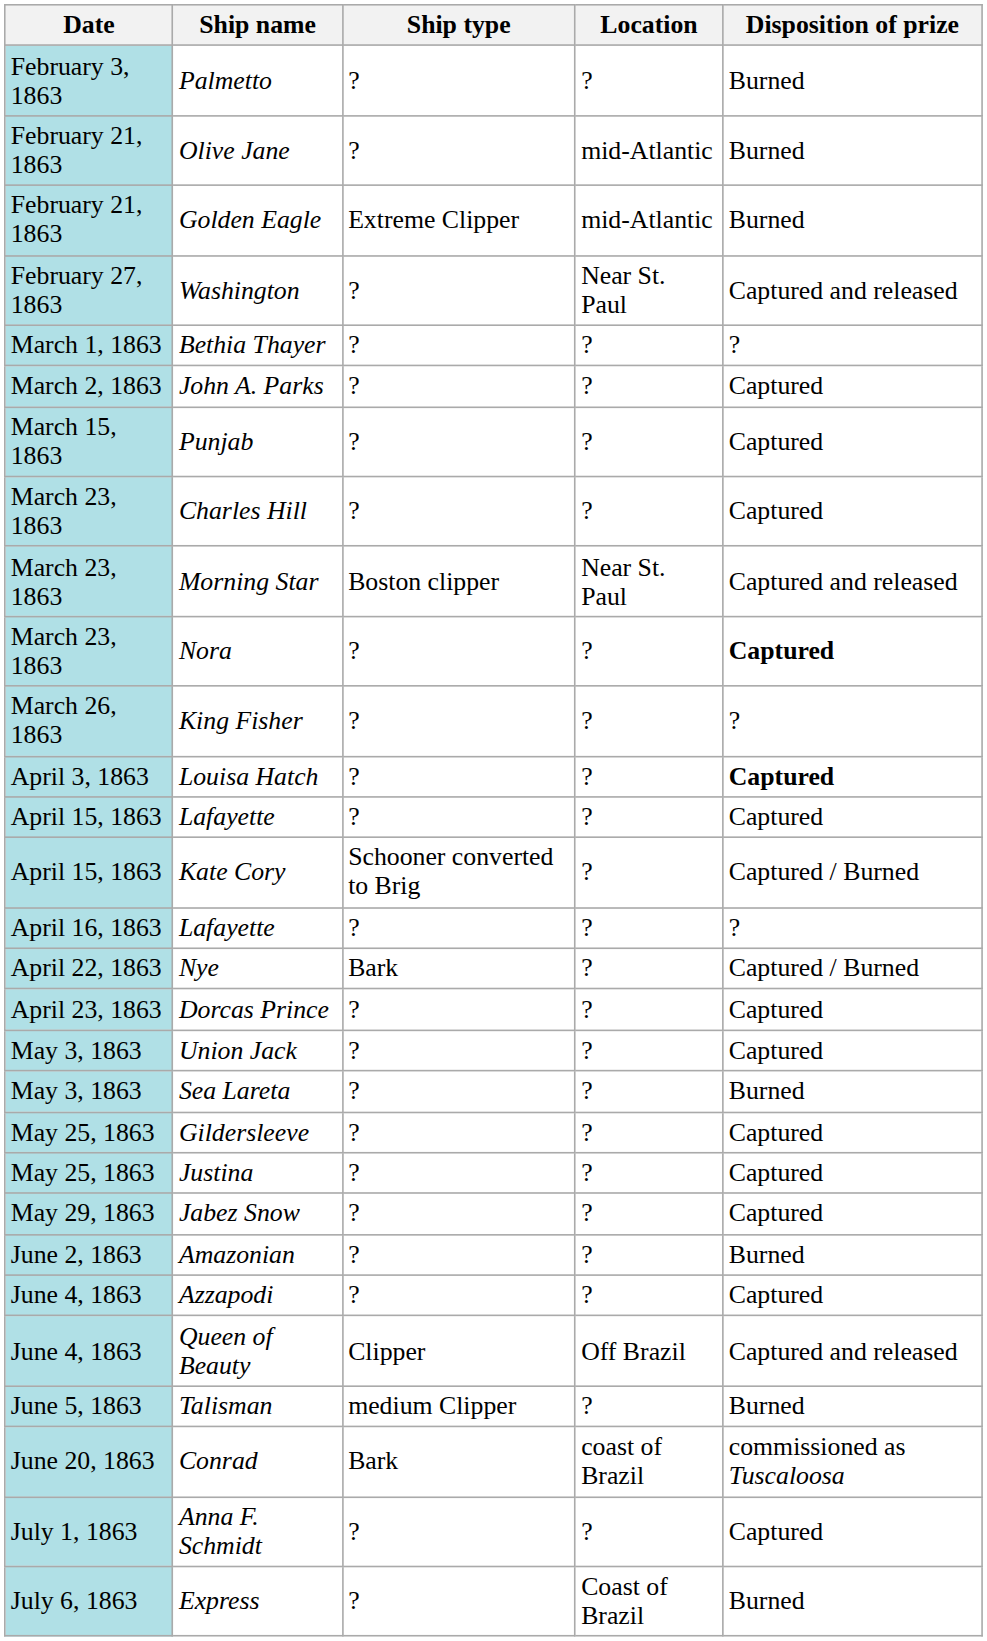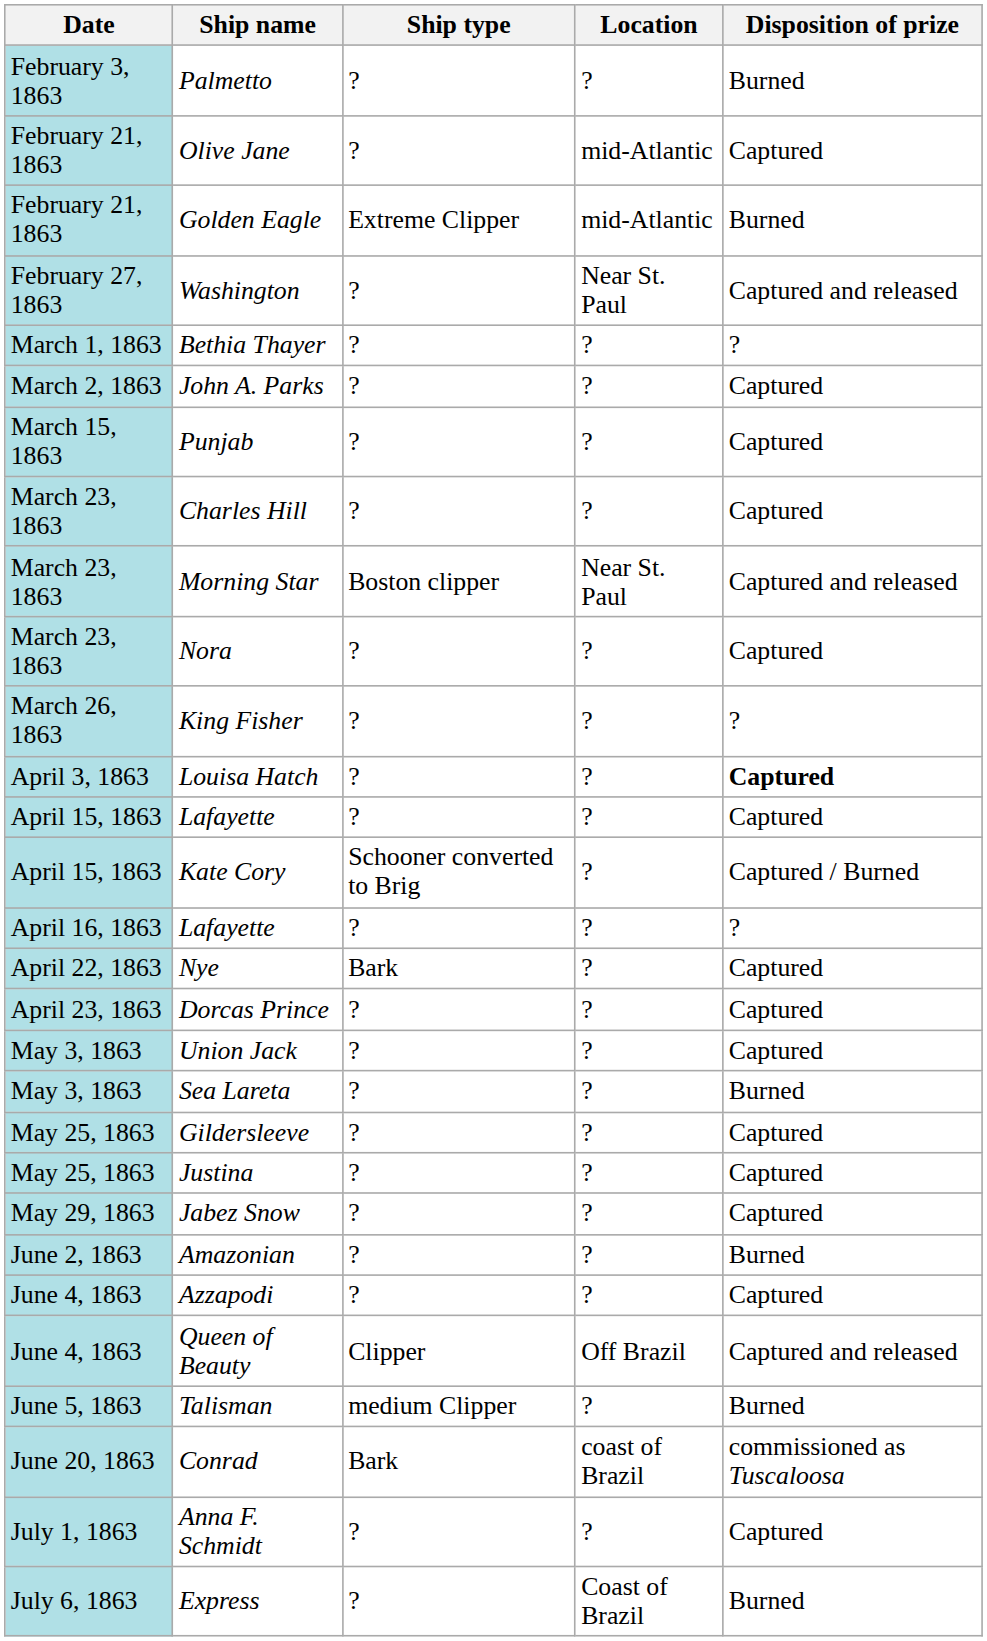(767, 150) Burned -> (776, 150) Captured
(781, 650) bold -> (776, 650) normal
(824, 968) Captured / Burned -> (776, 968) Captured
